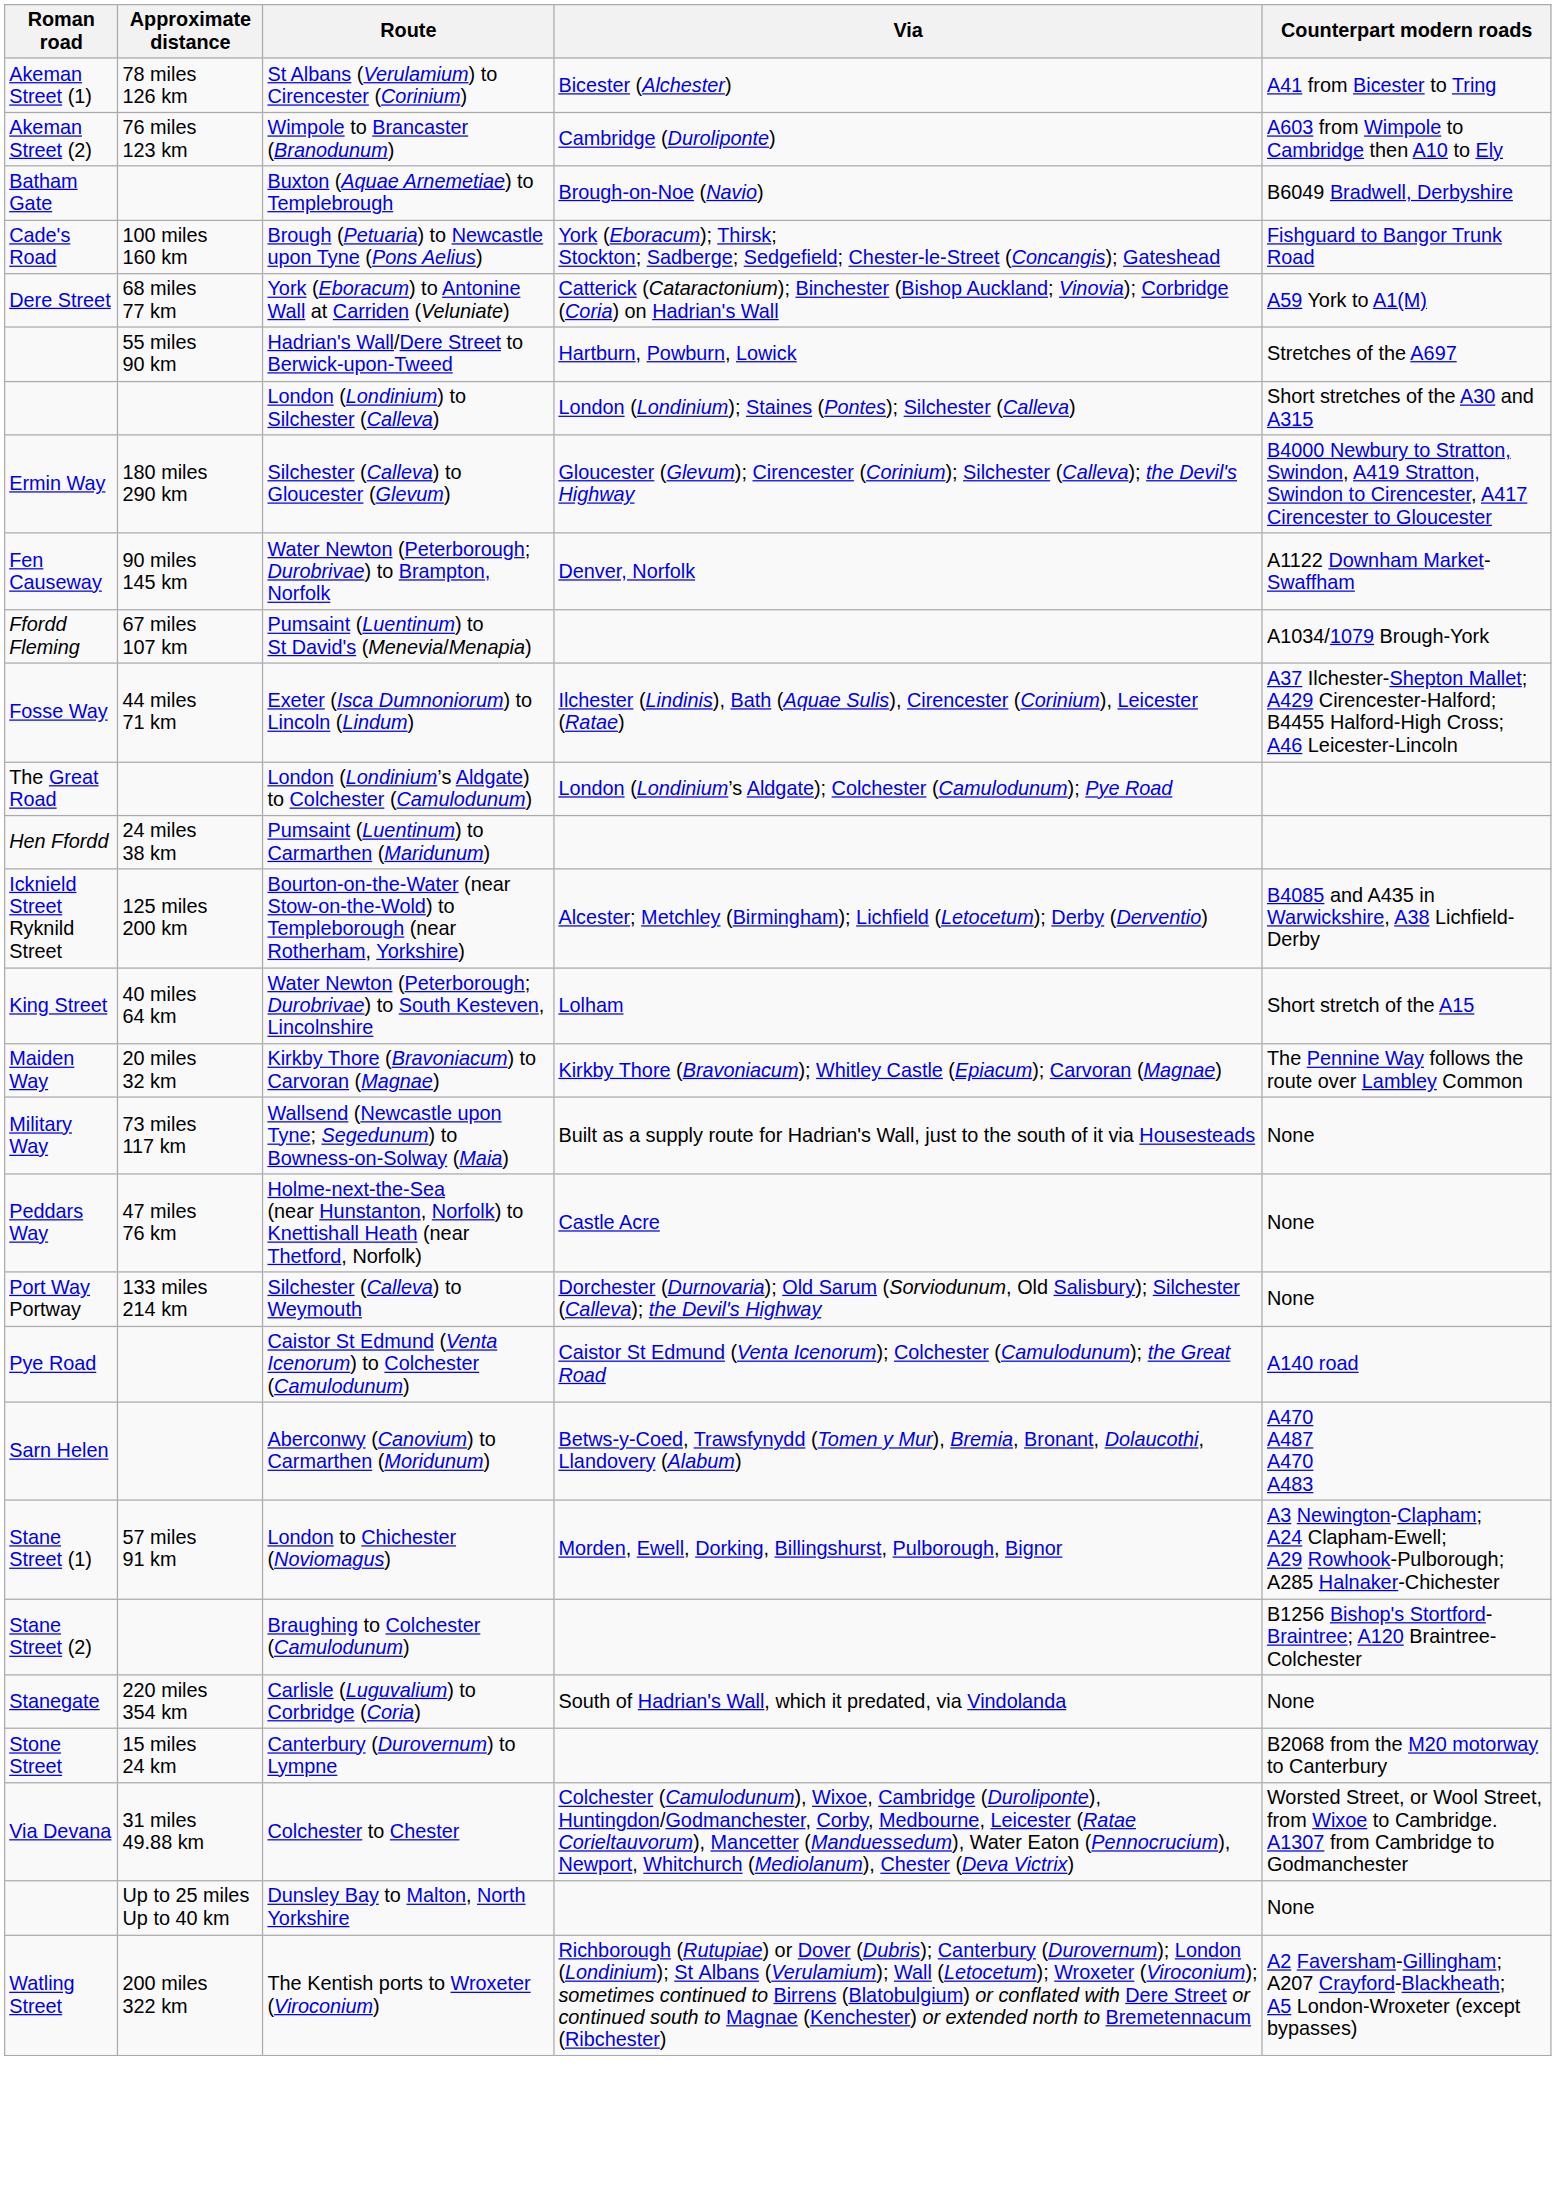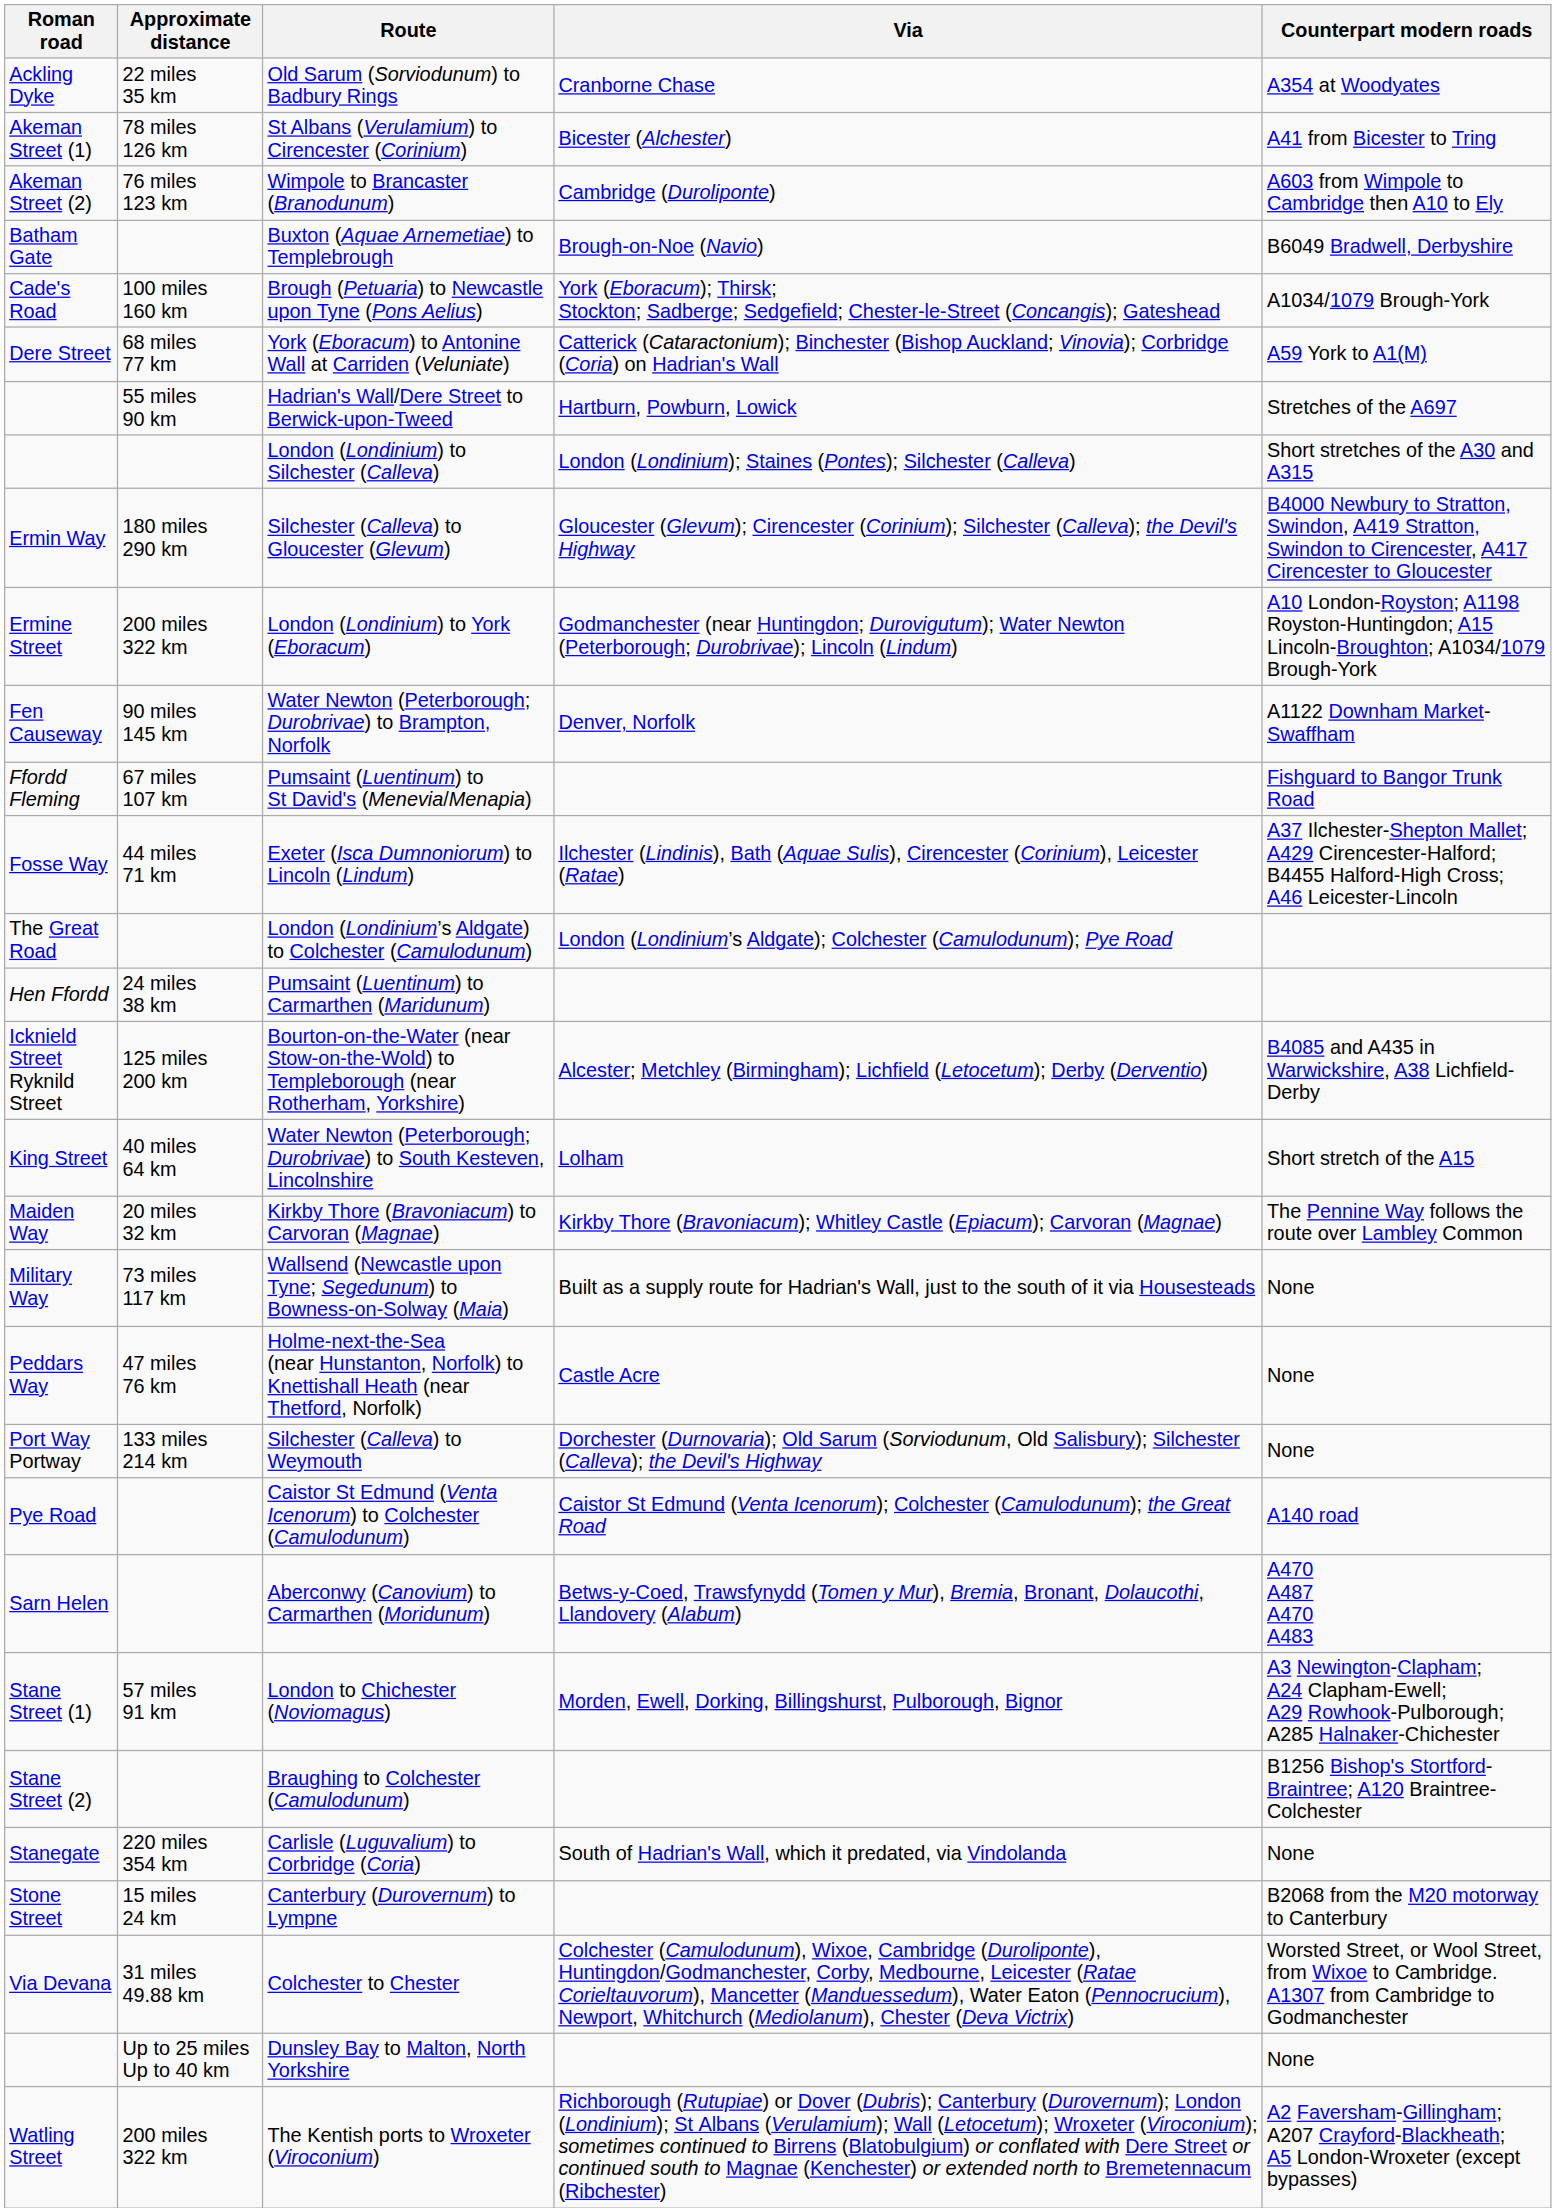+ row: (394, 85)
(1384, 246) Fishguard to Bangor Trunk Road -> (1378, 300) A1034/1079 Brough-York
+ row: (389, 636)
(1378, 636) A1034/1079 Brough-York -> (1384, 788) Fishguard to Bangor Trunk Road
